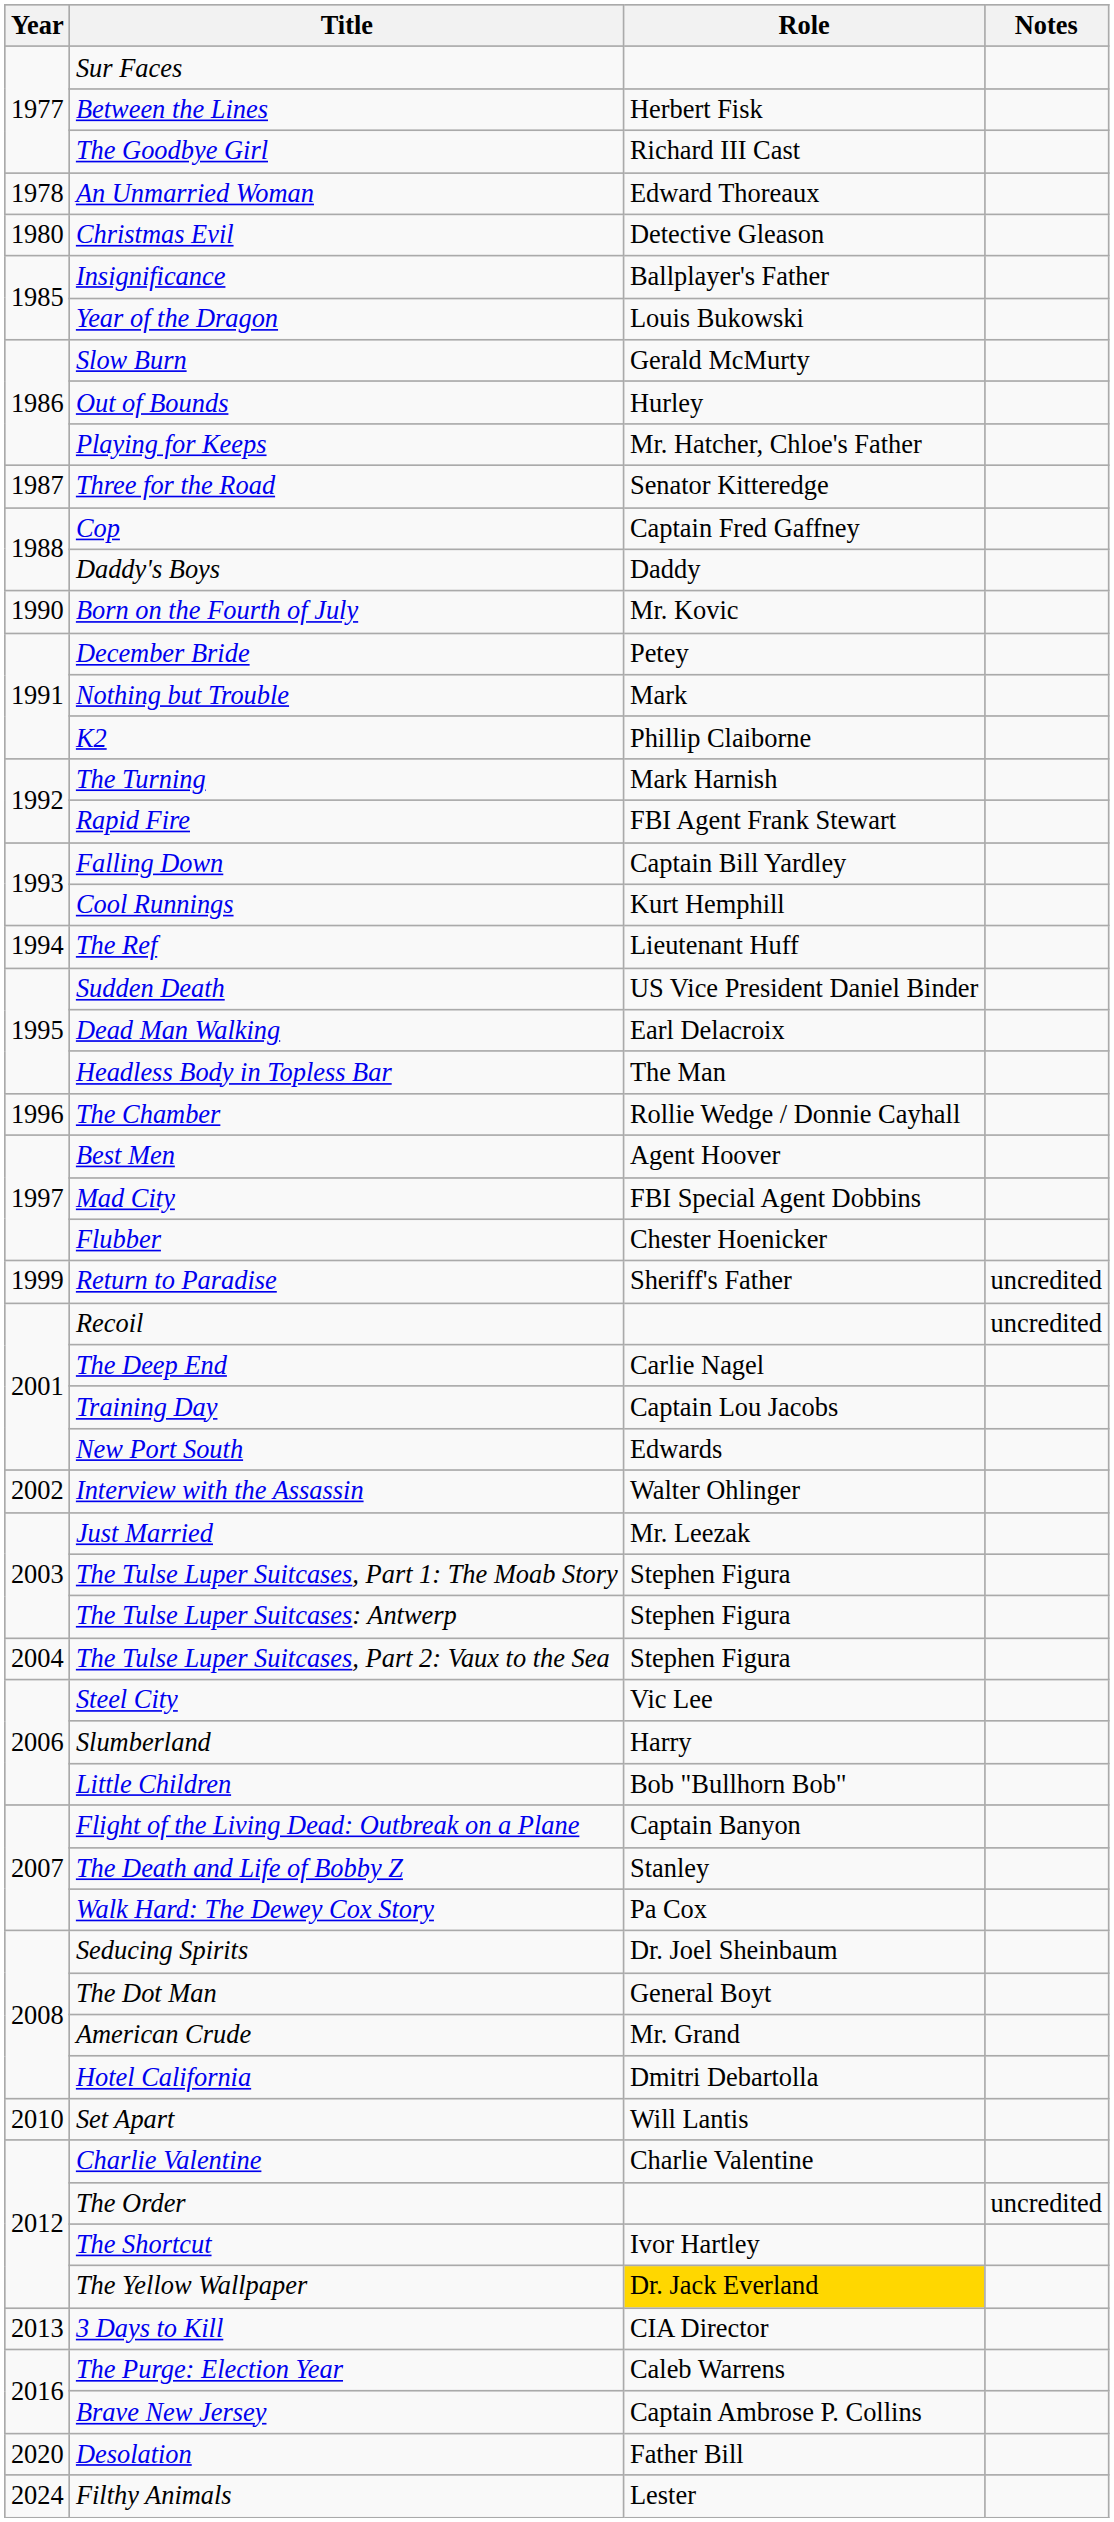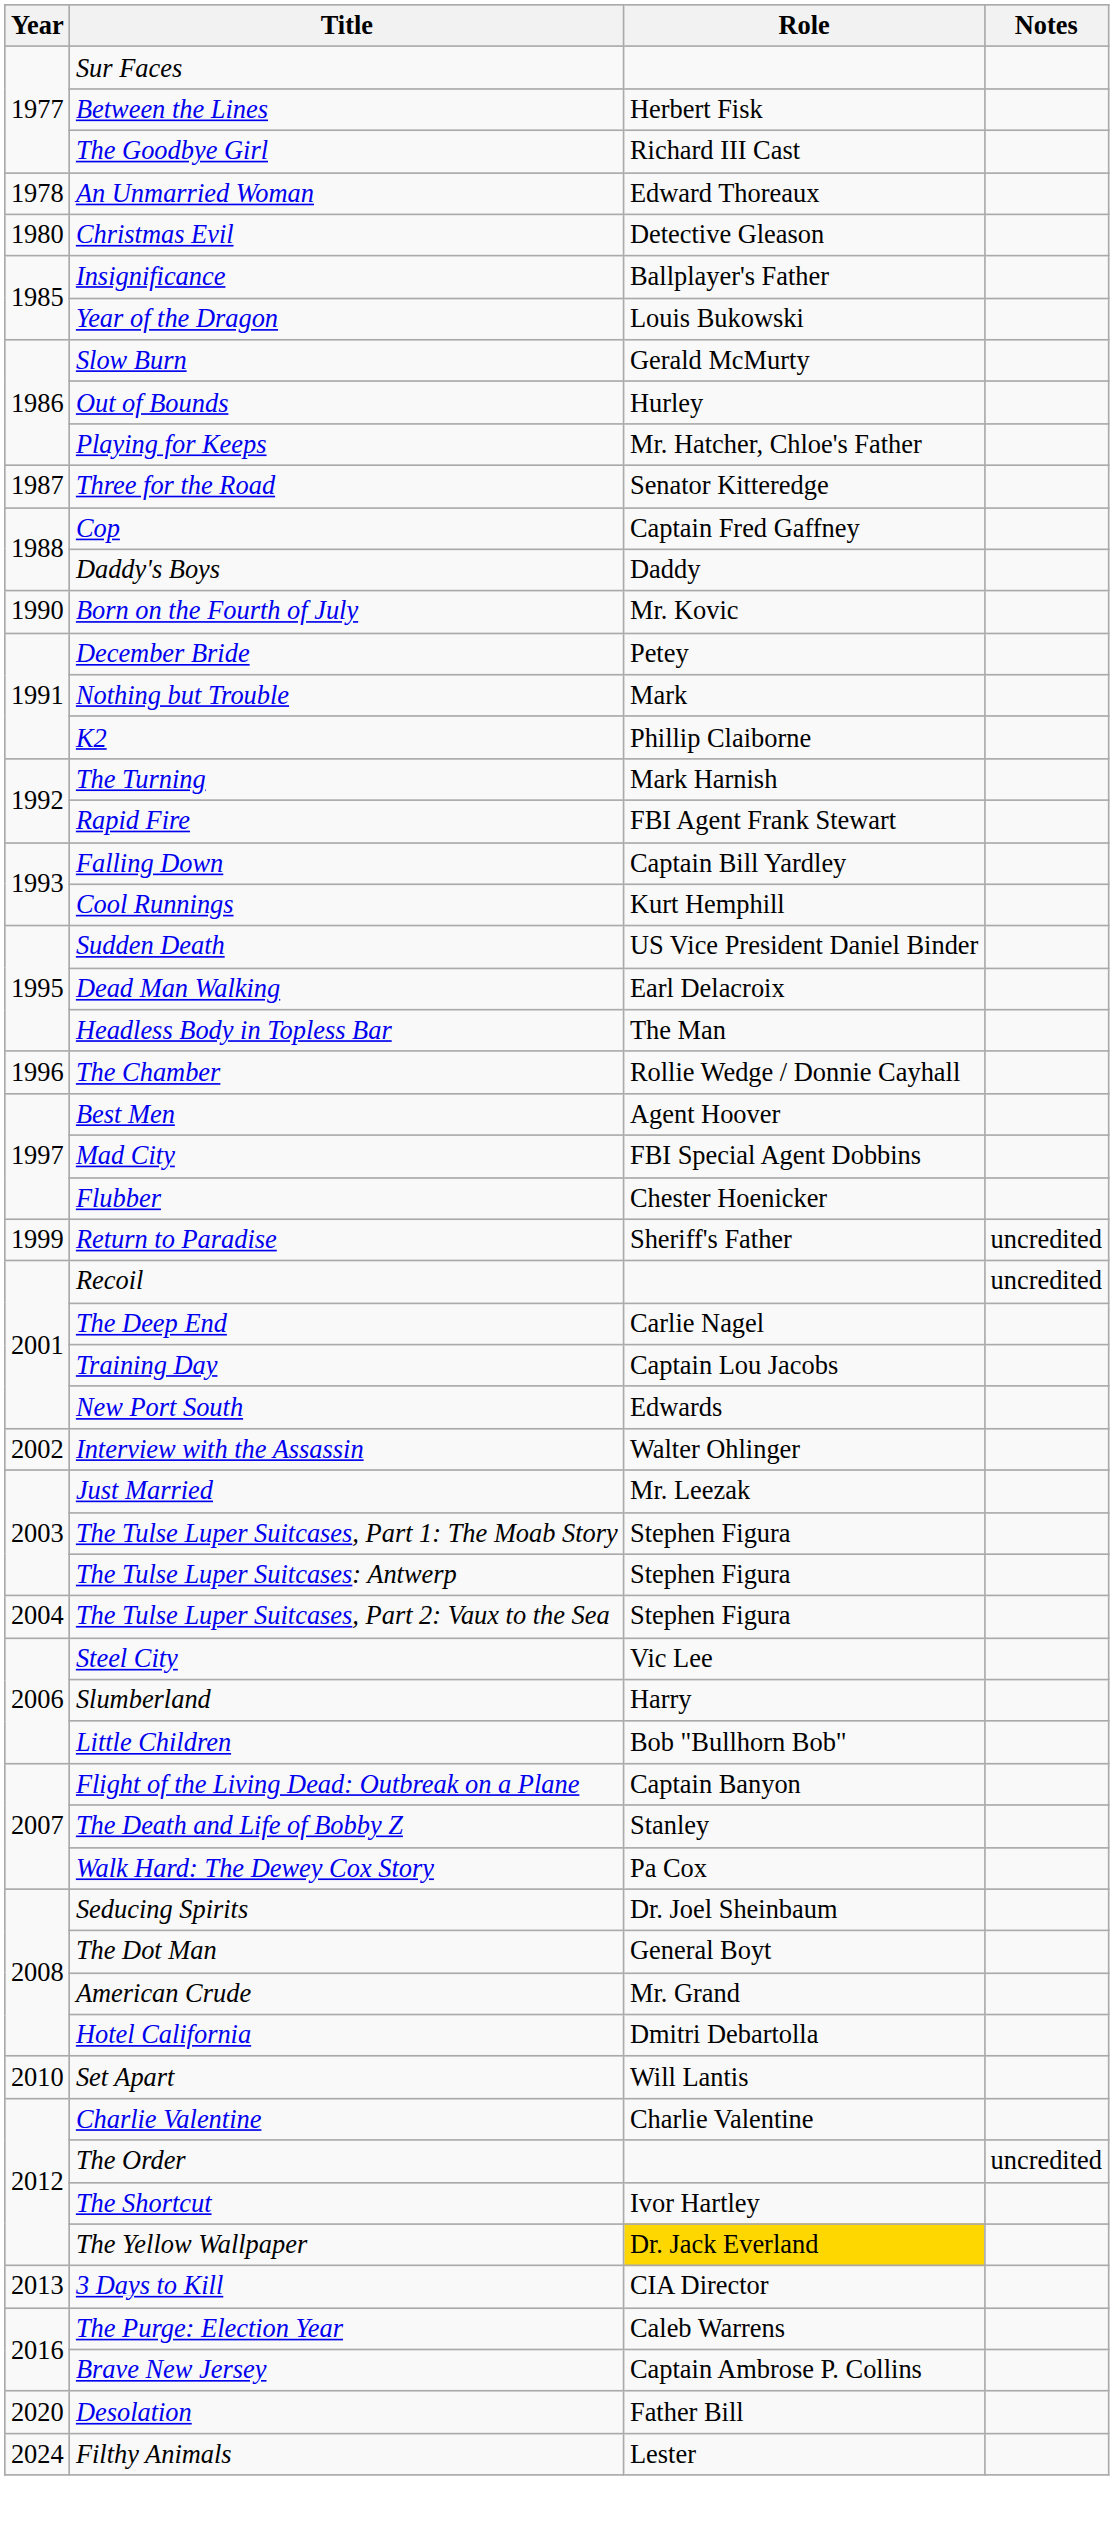- row: (117, 946)
